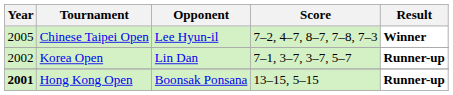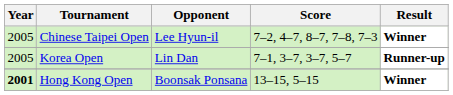(21, 58) 2002 -> (21, 58) 2005
(414, 80) Runner-up -> (405, 80) Winner
